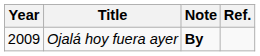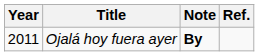(24, 39) 2009 -> (23, 39) 2011
